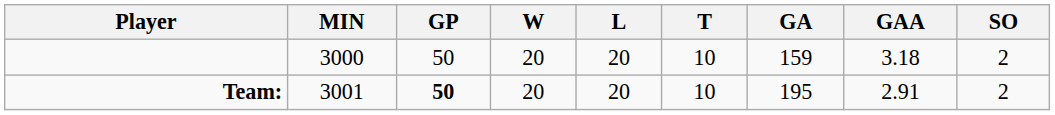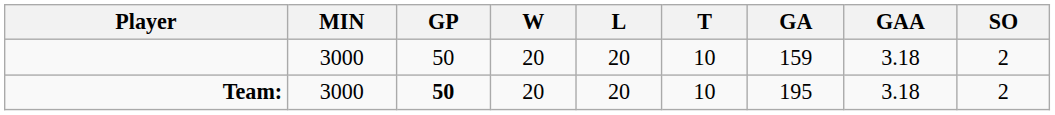(342, 92) 3001 -> (342, 92) 3000
(900, 92) 2.91 -> (900, 92) 3.18
